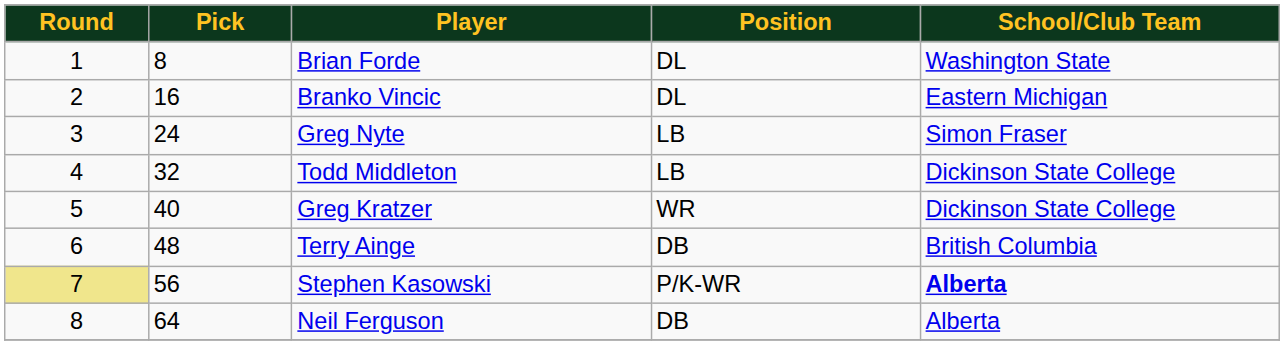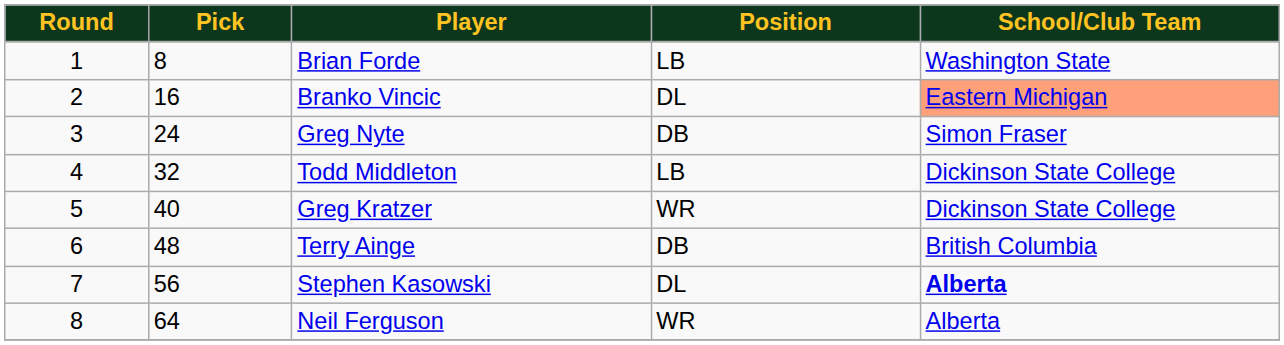(671, 60) DL -> (671, 60) LB
(1016, 97) no background -> (1016, 97) lightsalmon background
(671, 135) LB -> (673, 135) DB
(77, 284) khaki background -> (77, 284) no background
(699, 284) P/K-WR -> (671, 284) DL
(673, 321) DB -> (676, 321) WR
